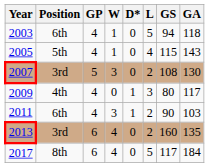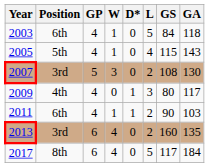(168, 33) 94 -> (168, 33) 84
(114, 112) 3 -> (114, 112) 1
